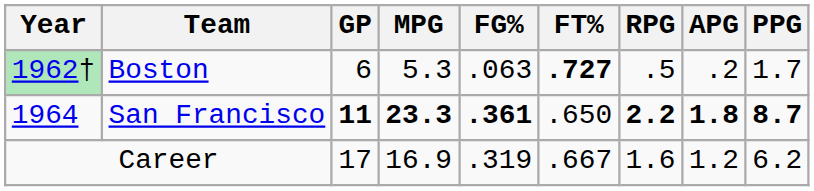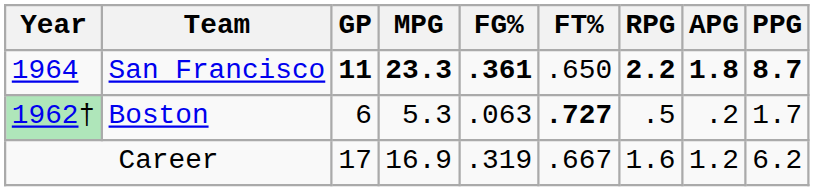rows swapped: (159, 73) <-> (217, 118)
